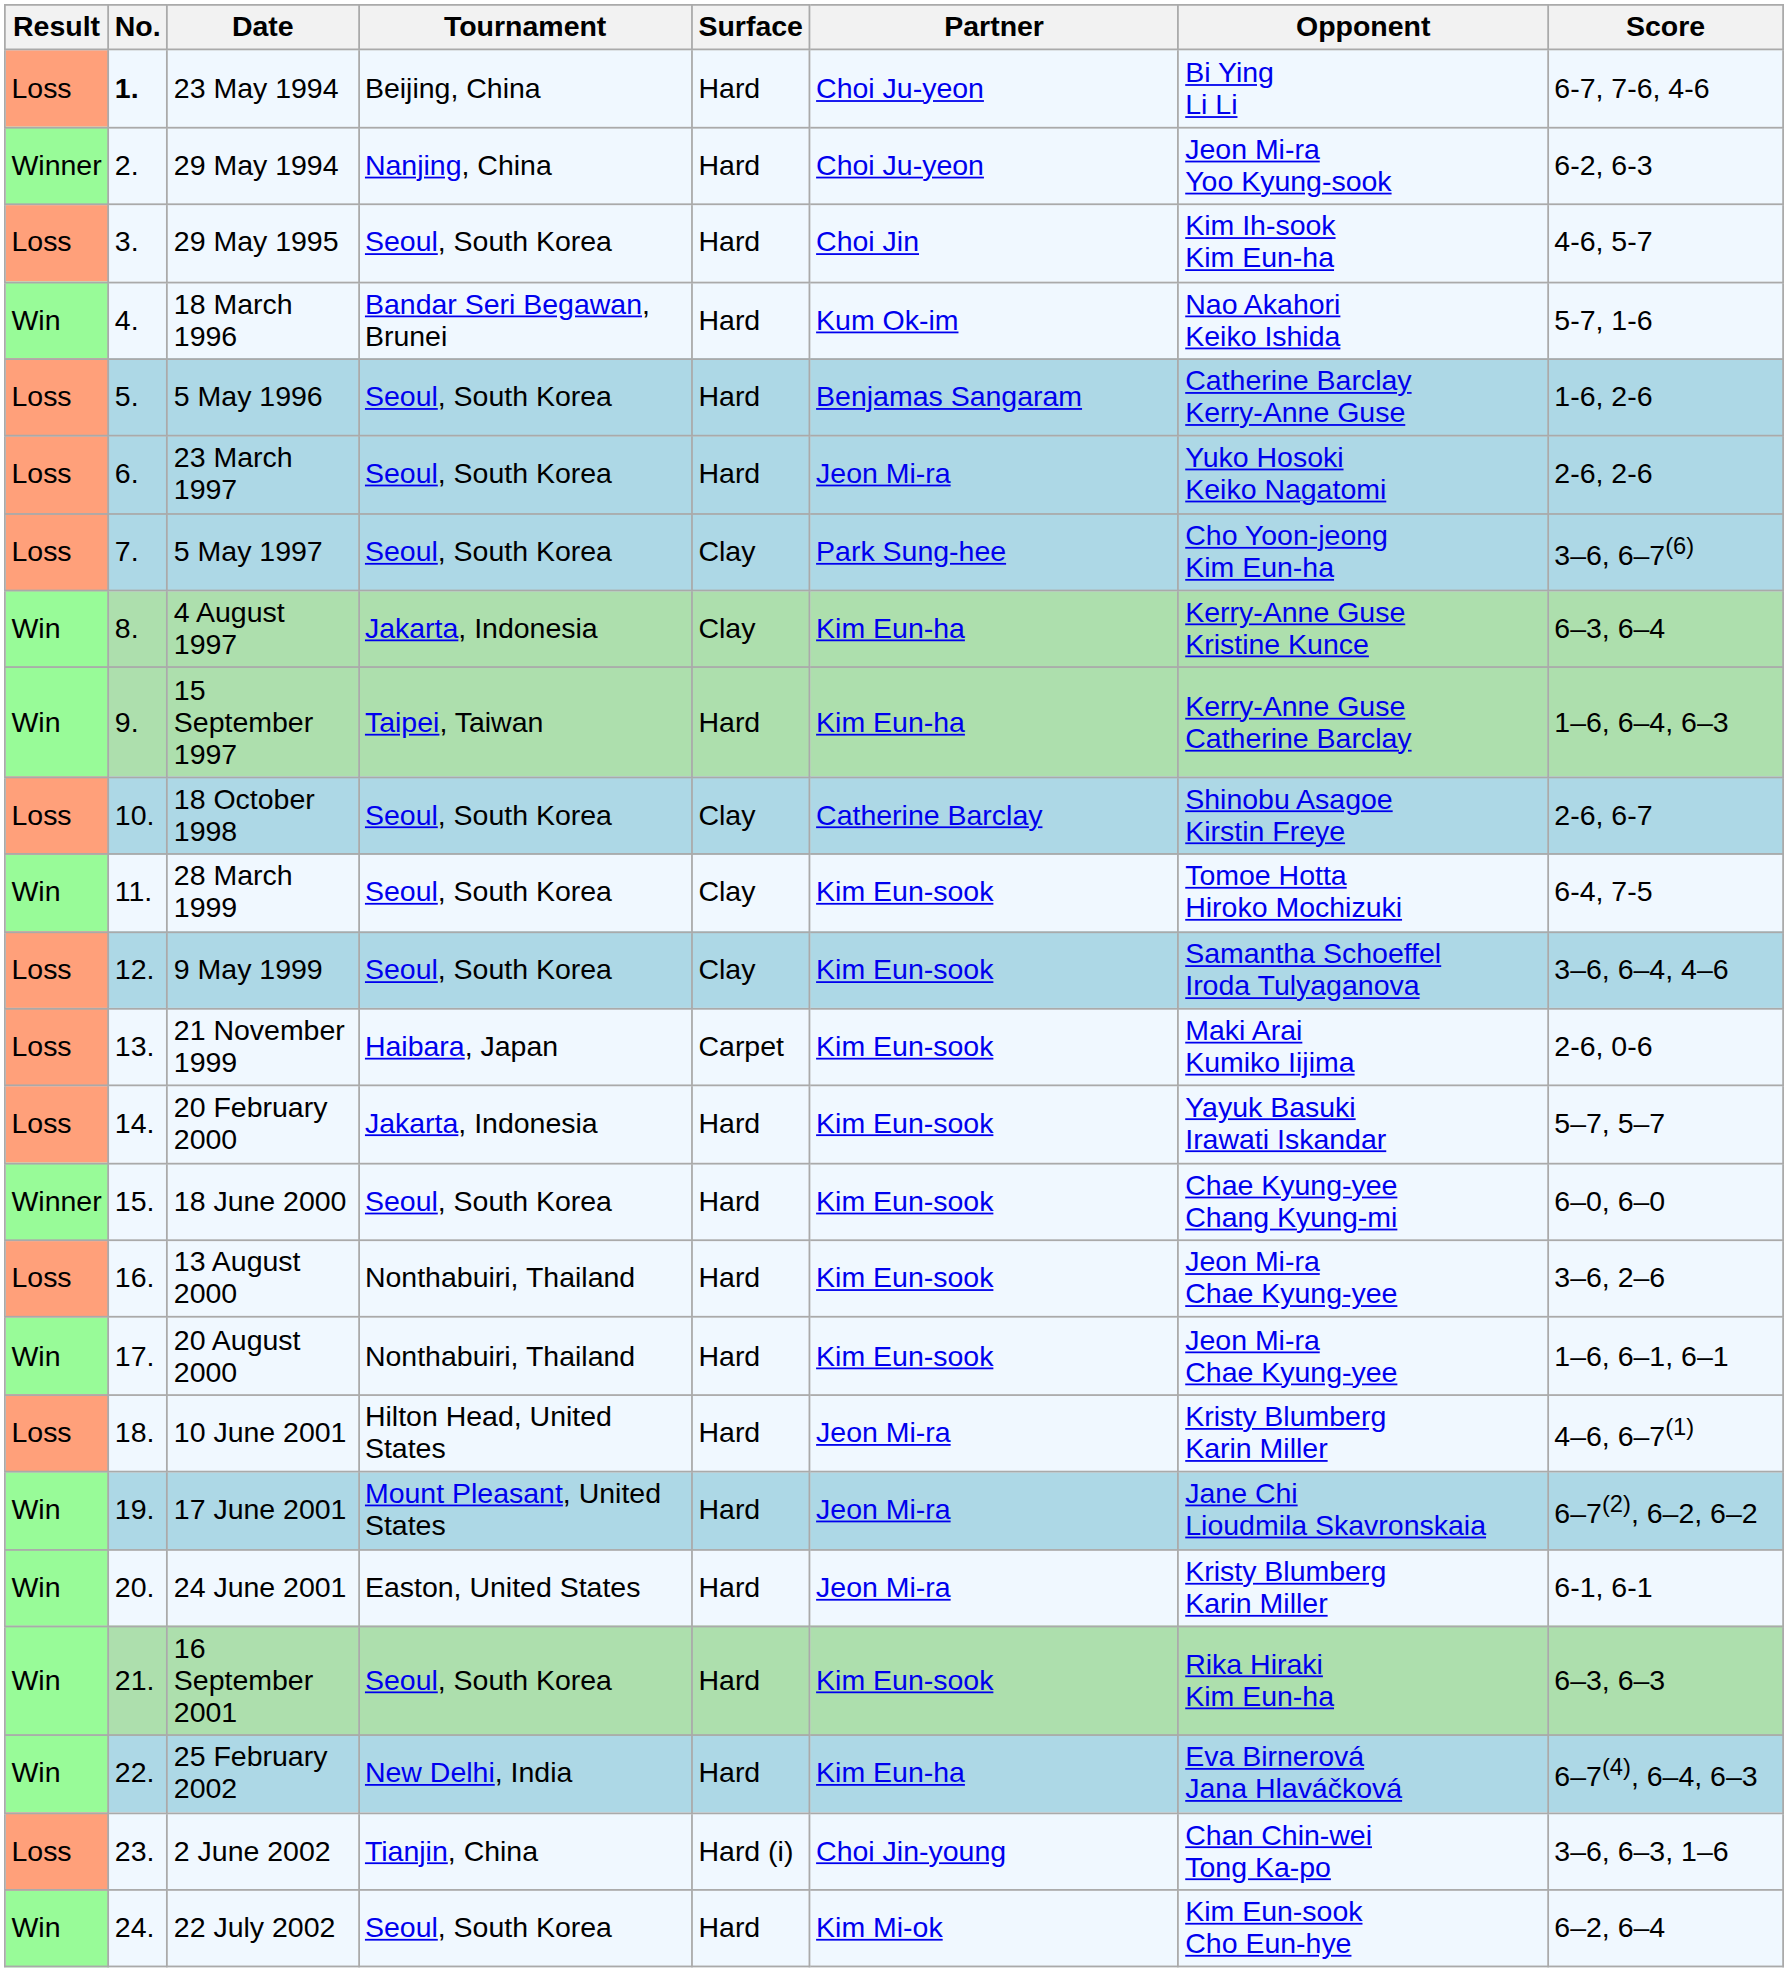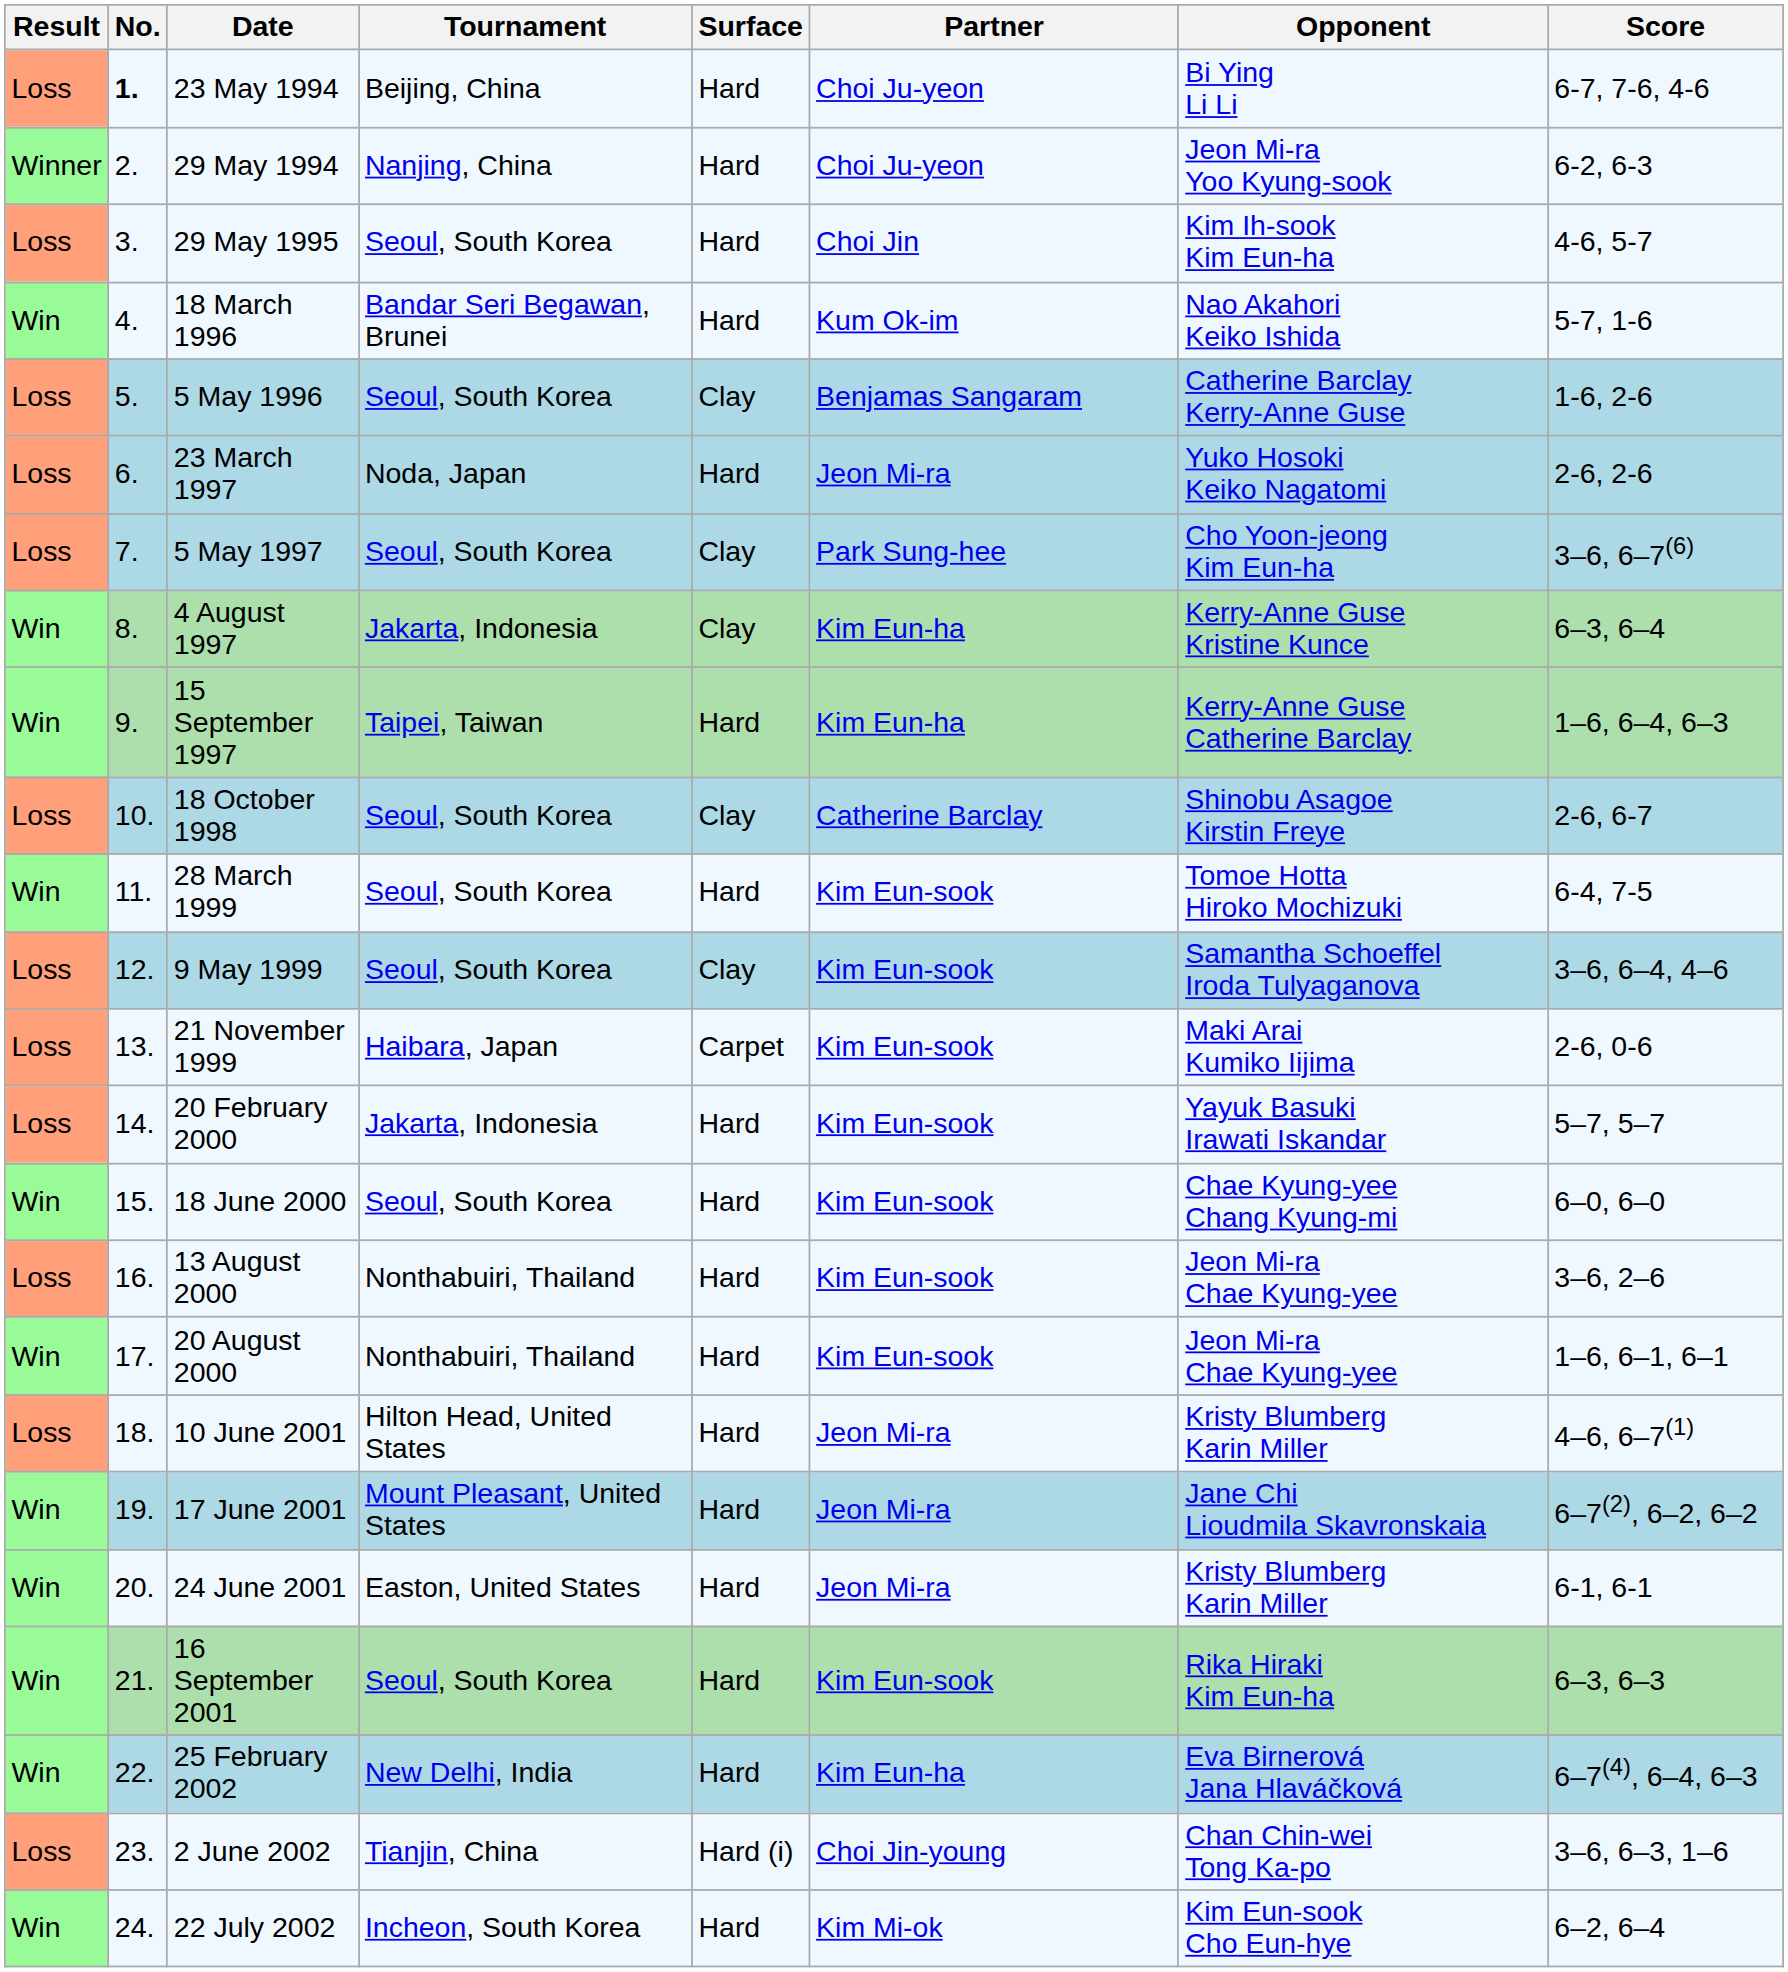(729, 397) Hard -> (727, 397) Clay
(488, 474) Seoul, South Korea -> (446, 474) Noda, Japan
(727, 892) Clay -> (729, 892) Hard
(57, 1201) Winner -> (36, 1201) Win
(488, 1928) Seoul, South Korea -> (503, 1928) Incheon, South Korea
